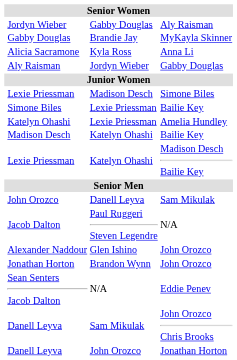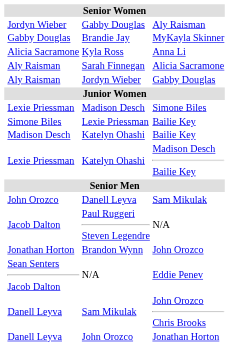+ row: (113, 66)
- row: (123, 121)
- row: (113, 250)
